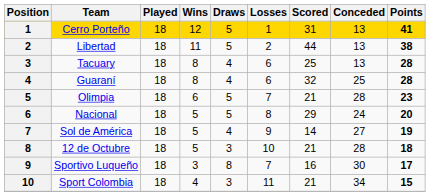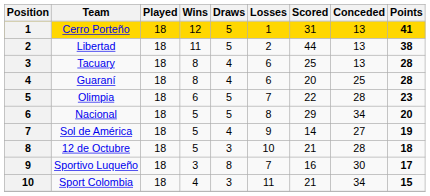(310, 81) 32 -> (310, 81) 20
(310, 98) 21 -> (310, 98) 22
(359, 115) 24 -> (359, 115) 34
